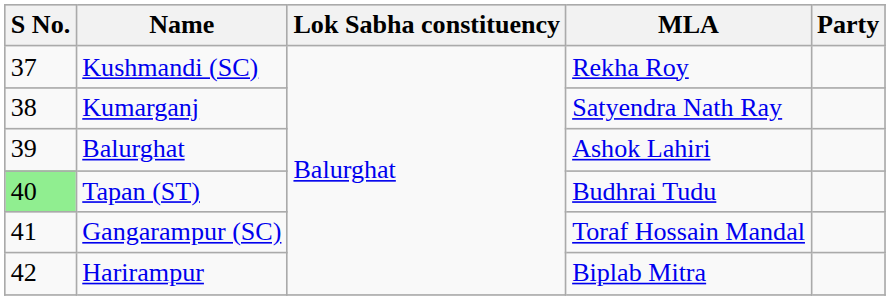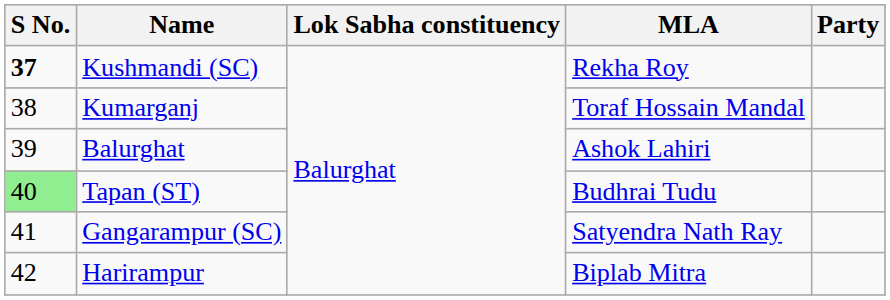(24, 66) normal -> (24, 66) bold
(677, 107) Satyendra Nath Ray -> (689, 107) Toraf Hossain Mandal
(689, 231) Toraf Hossain Mandal -> (677, 231) Satyendra Nath Ray
